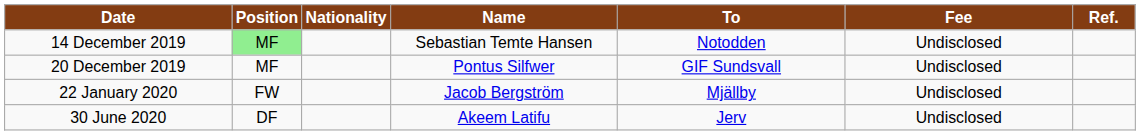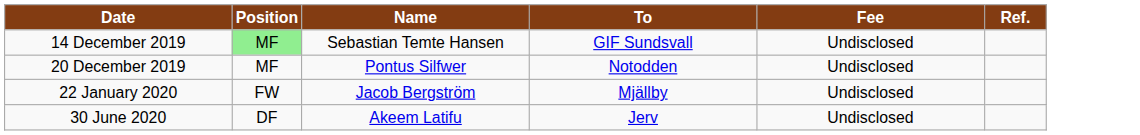- column: (346, 17)
(731, 42) Notodden -> (643, 42) GIF Sundsvall
(731, 68) GIF Sundsvall -> (643, 68) Notodden
